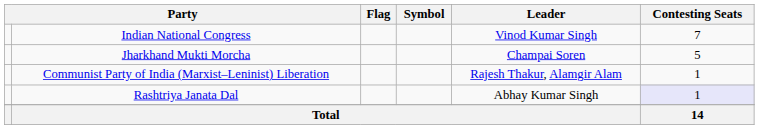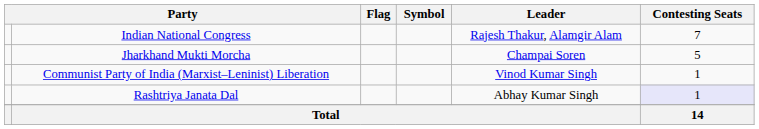(546, 34) Vinod Kumar Singh -> (546, 34) Rajesh Thakur, Alamgir Alam
(546, 74) Rajesh Thakur, Alamgir Alam -> (546, 74) Vinod Kumar Singh
